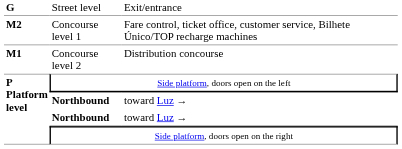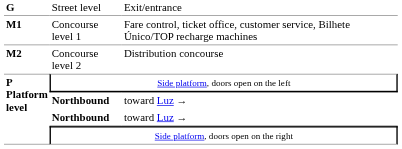(14, 24) M2 -> (14, 24) M1
(14, 53) M1 -> (14, 53) M2
